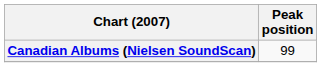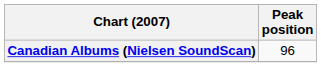(288, 51) 99 -> (288, 51) 96
